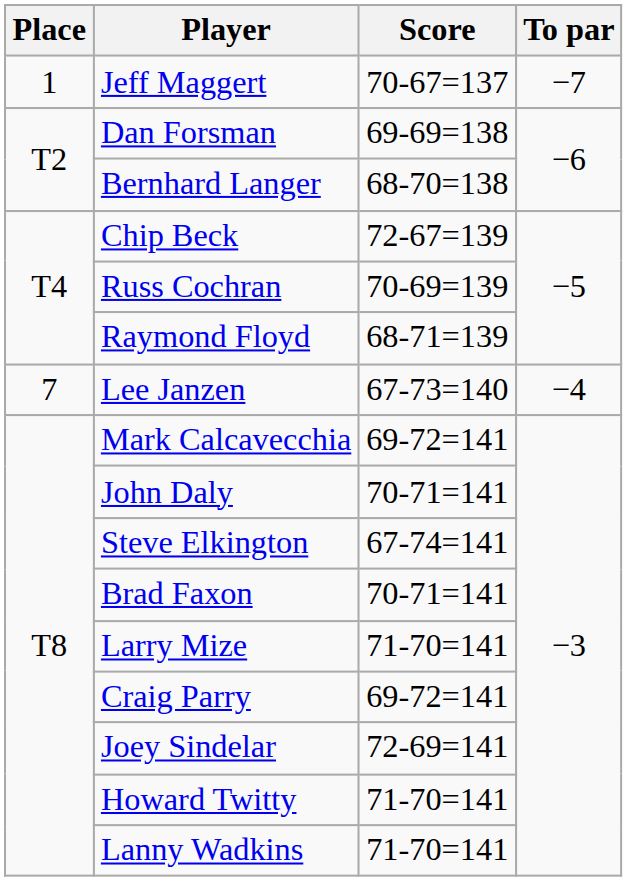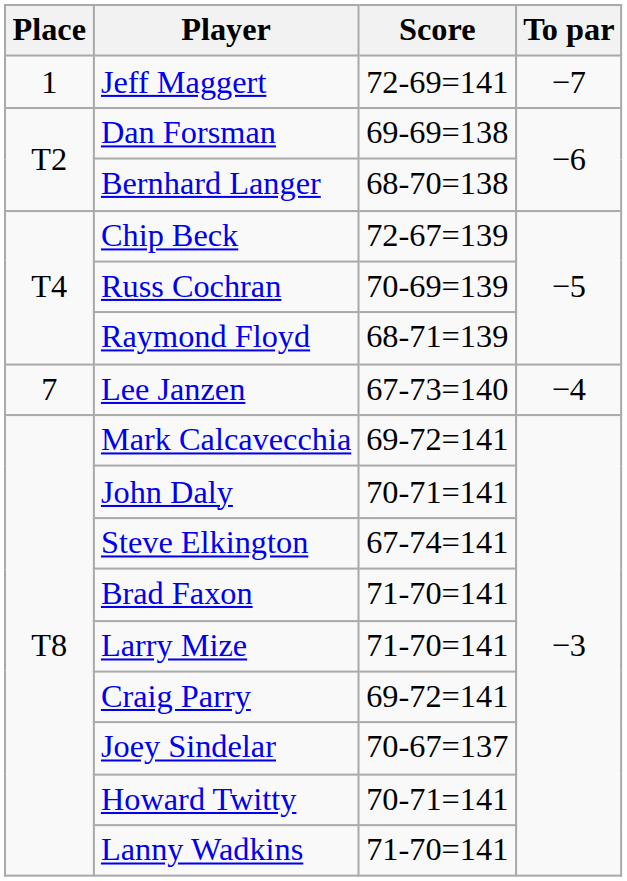(437, 81) 70-67=137 -> (437, 81) 72-69=141
(437, 593) 70-71=141 -> (437, 593) 71-70=141
(437, 747) 72-69=141 -> (437, 747) 70-67=137
(437, 798) 71-70=141 -> (437, 798) 70-71=141
